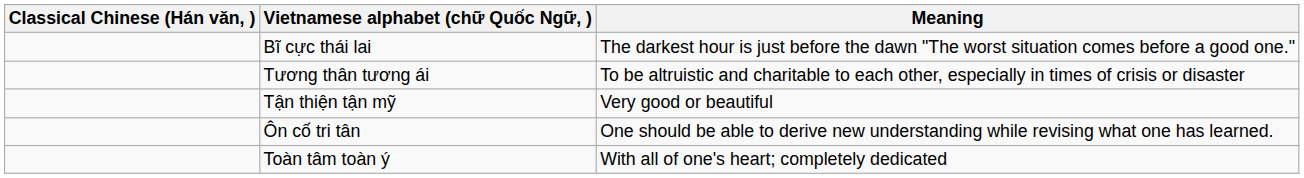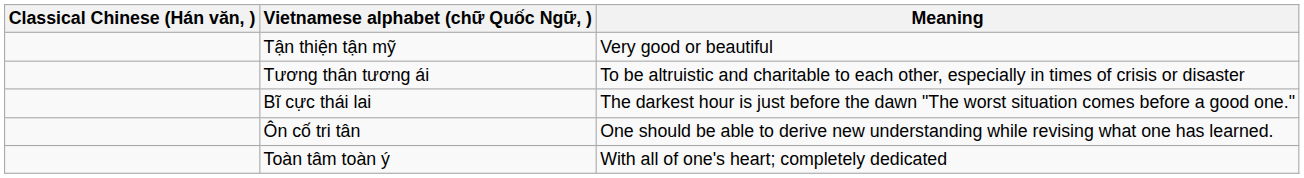rows swapped: (317, 46) <-> (330, 103)
